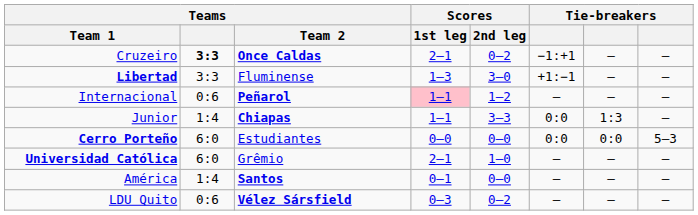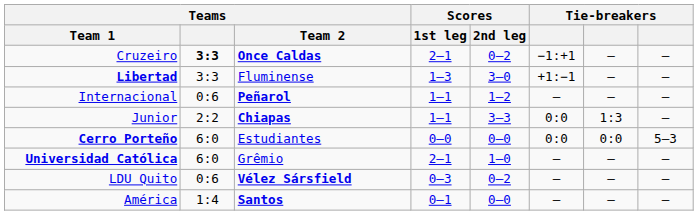(440, 97) pink background -> (440, 97) no background
(207, 118) 1:4 -> (207, 118) 2:2
rows swapped: (143, 200) <-> (151, 179)
